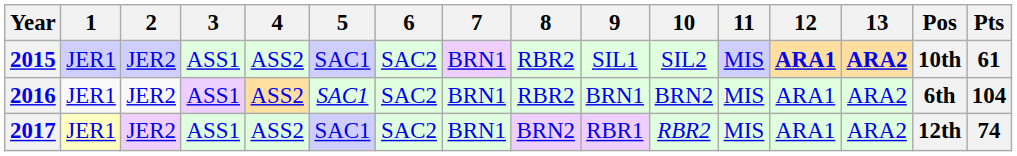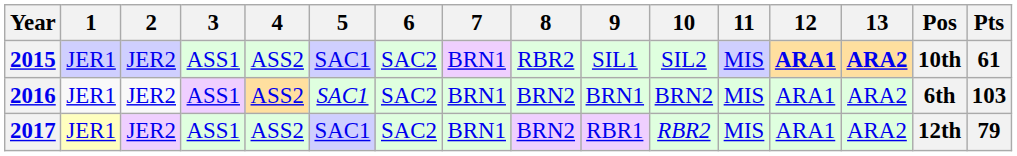(546, 95) RBR2 -> (546, 95) BRN2
(989, 95) 104 -> (989, 95) 103
(989, 131) 74 -> (989, 131) 79
